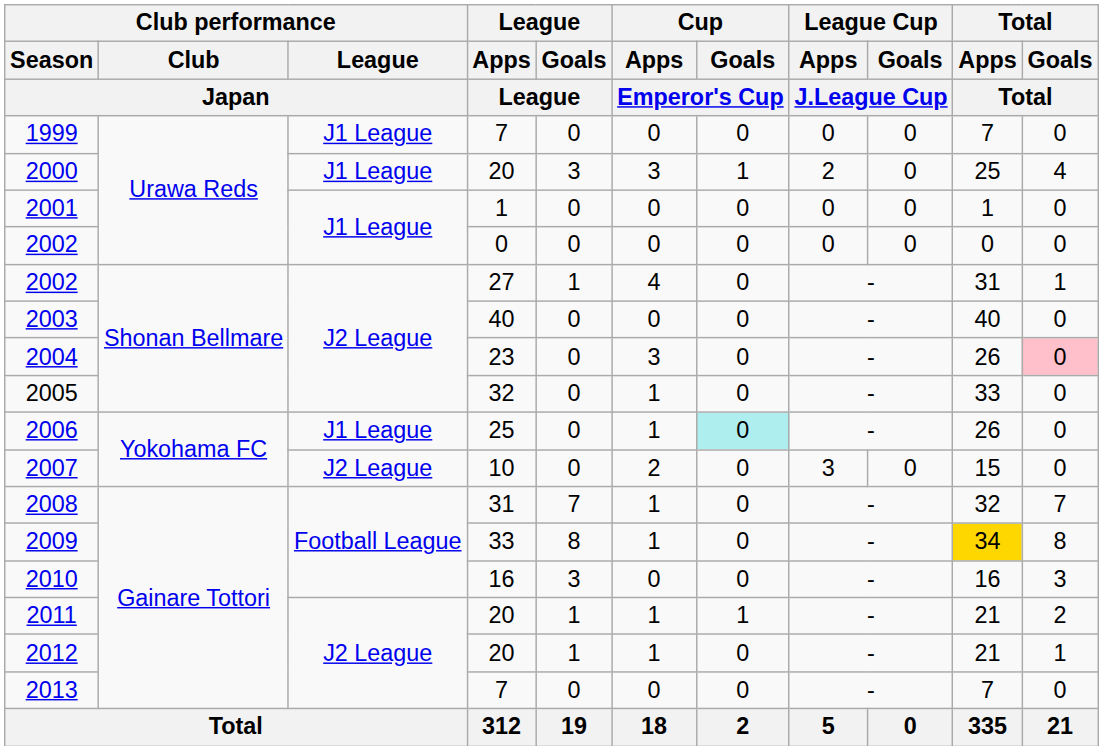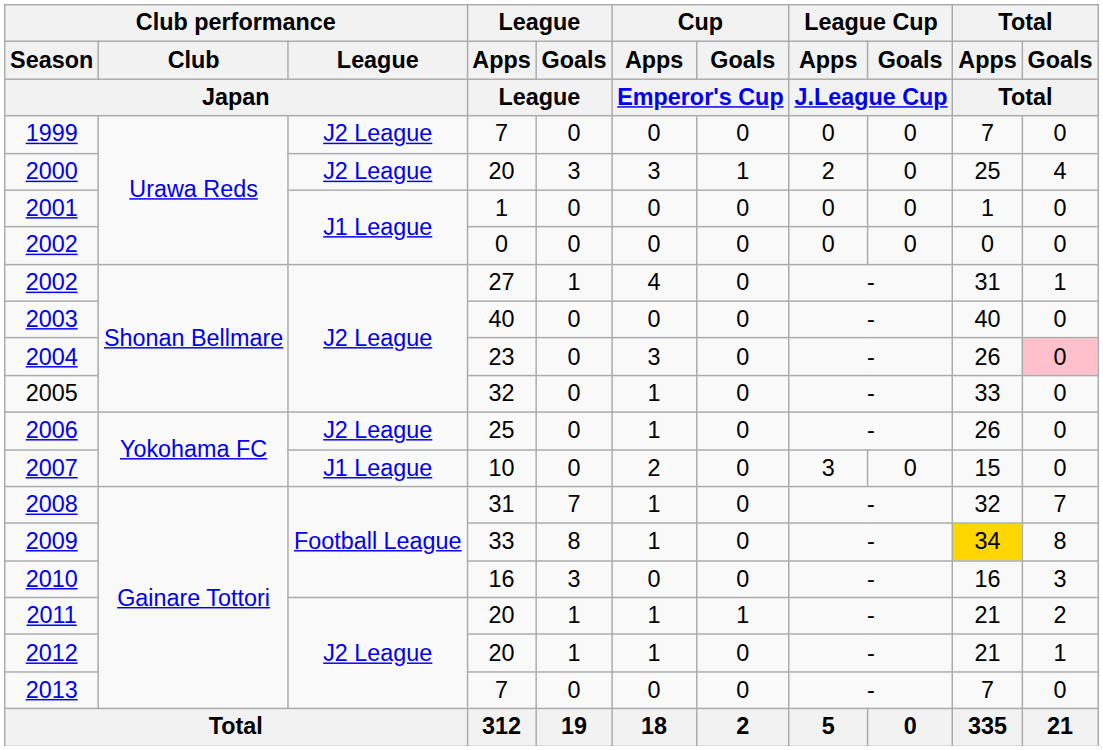(378, 134) J1 League -> (378, 134) J2 League
(378, 171) J1 League -> (378, 171) J2 League
(378, 430) J1 League -> (378, 430) J2 League
(743, 430) paleturquoise background -> (743, 430) no background
(378, 467) J2 League -> (378, 467) J1 League
